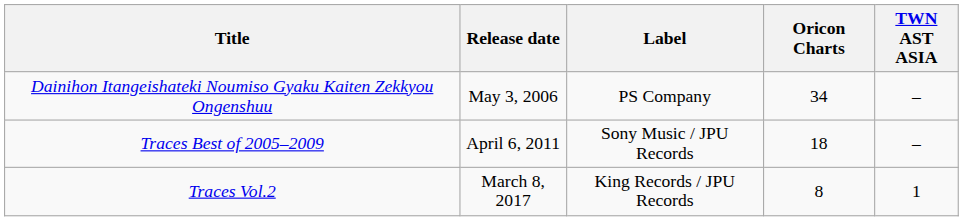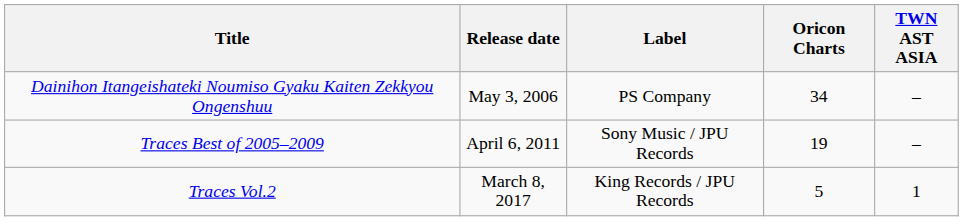(819, 143) 18 -> (819, 143) 19
(819, 191) 8 -> (819, 191) 5
